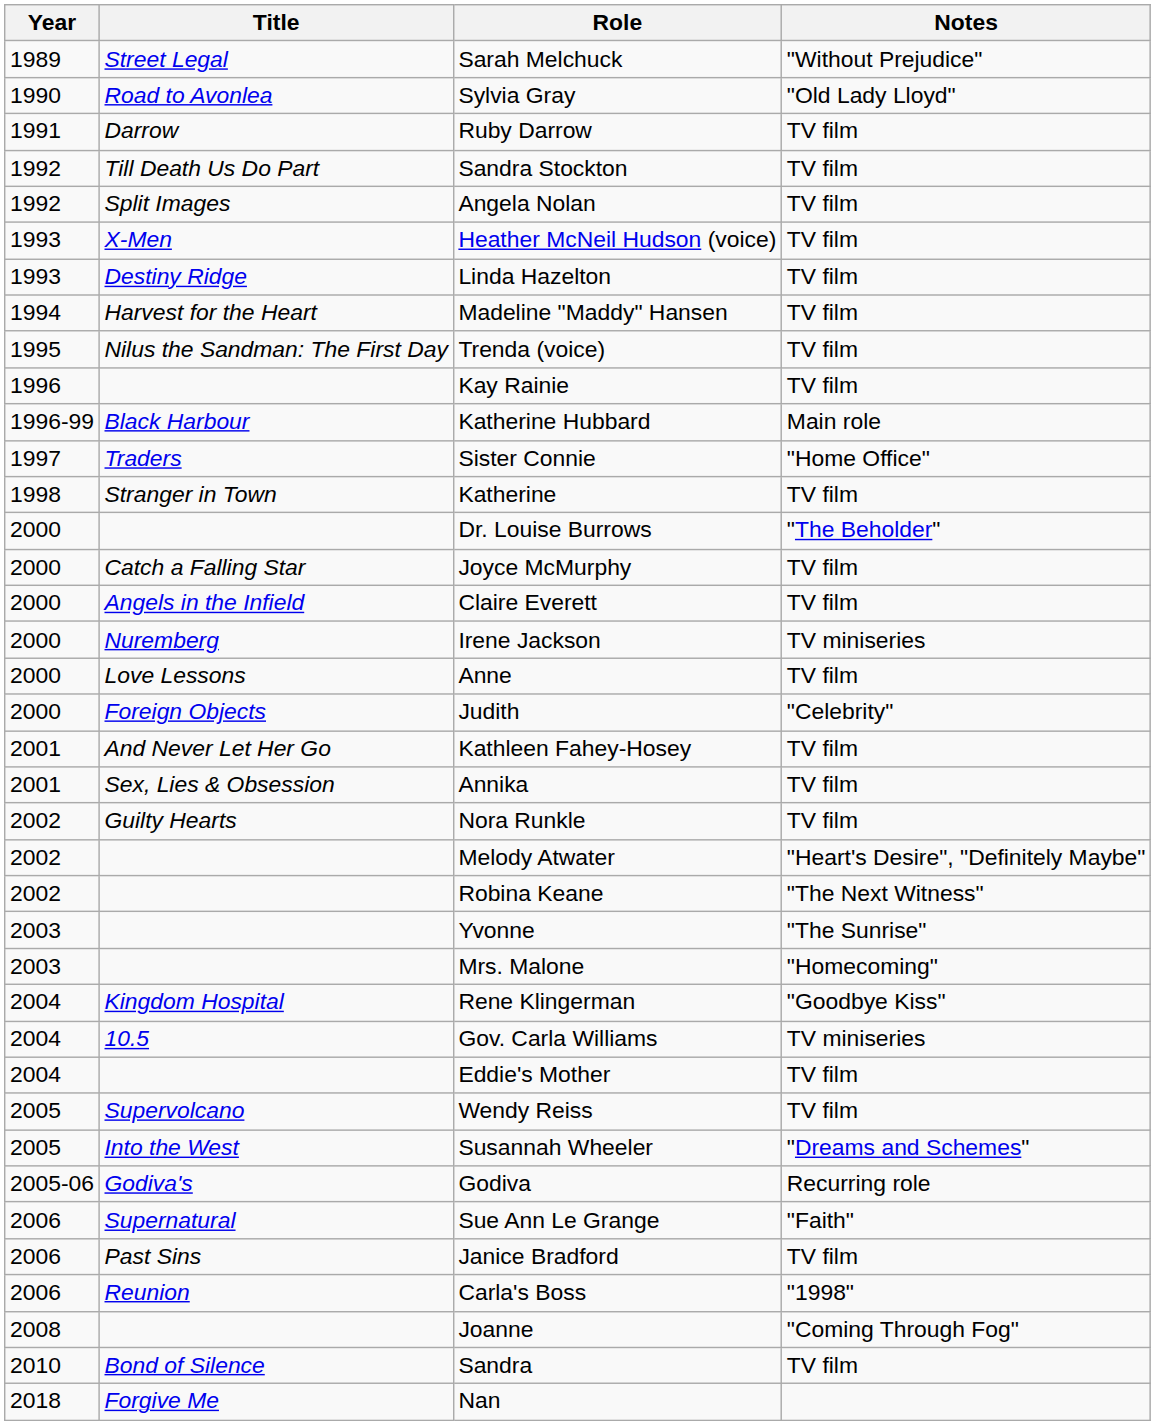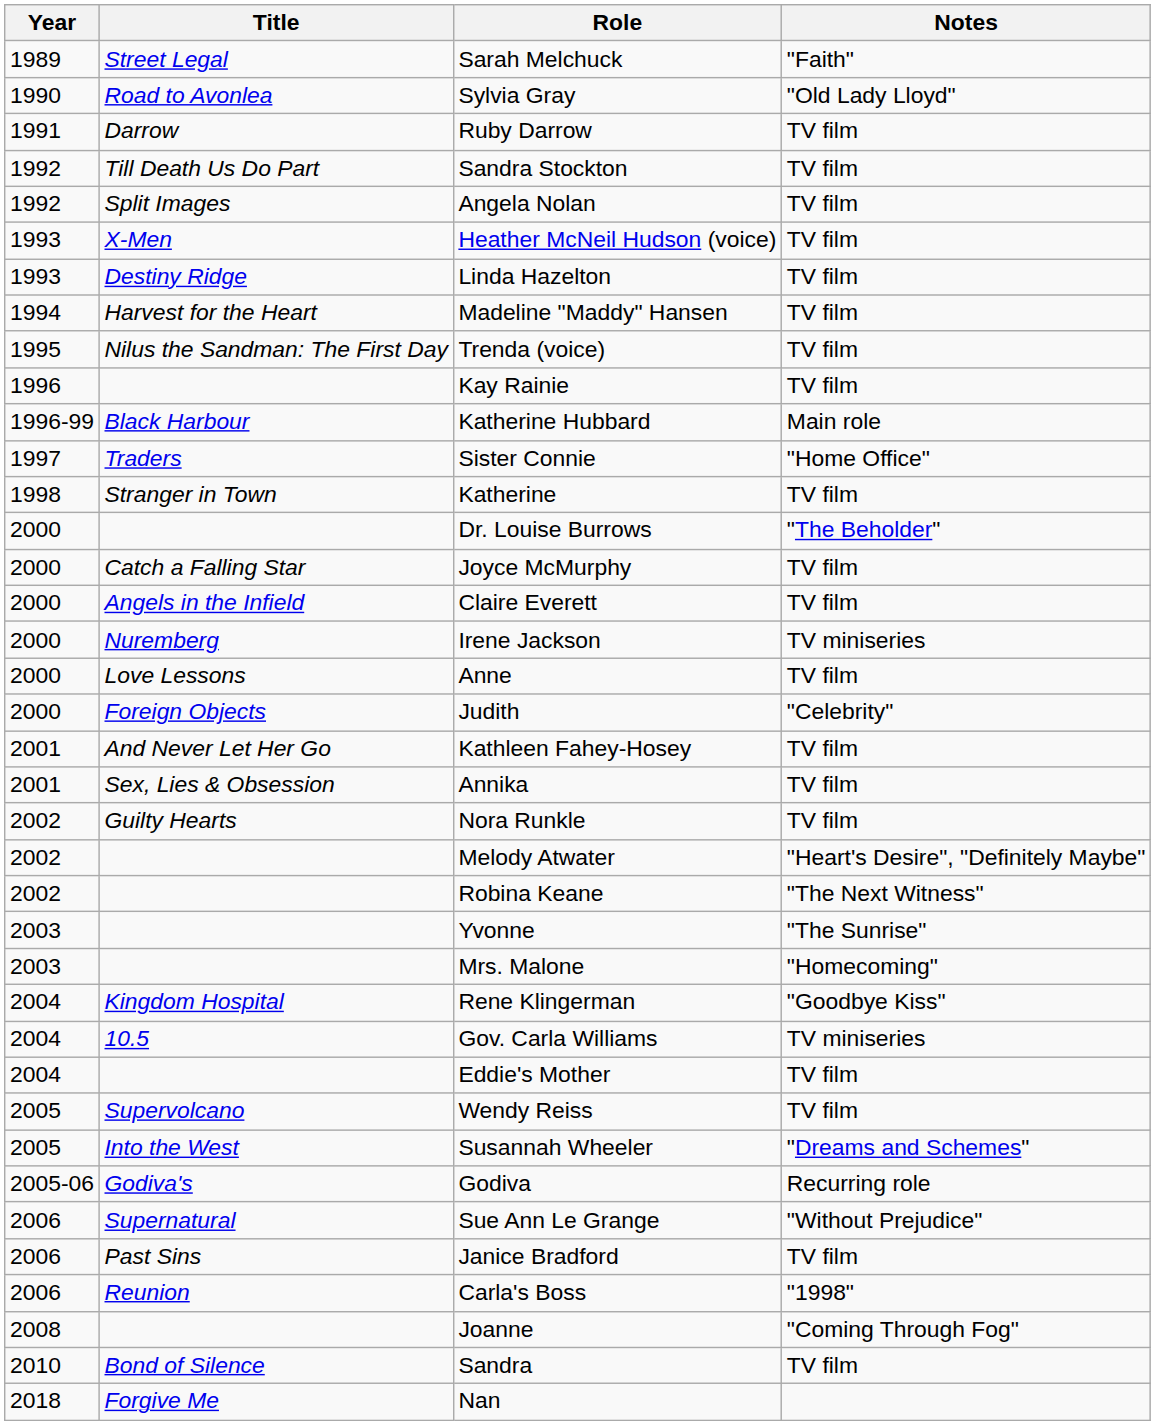(885, 58) "Without Prejudice" -> (820, 58) "Faith"
(820, 1220) "Faith" -> (885, 1220) "Without Prejudice"
